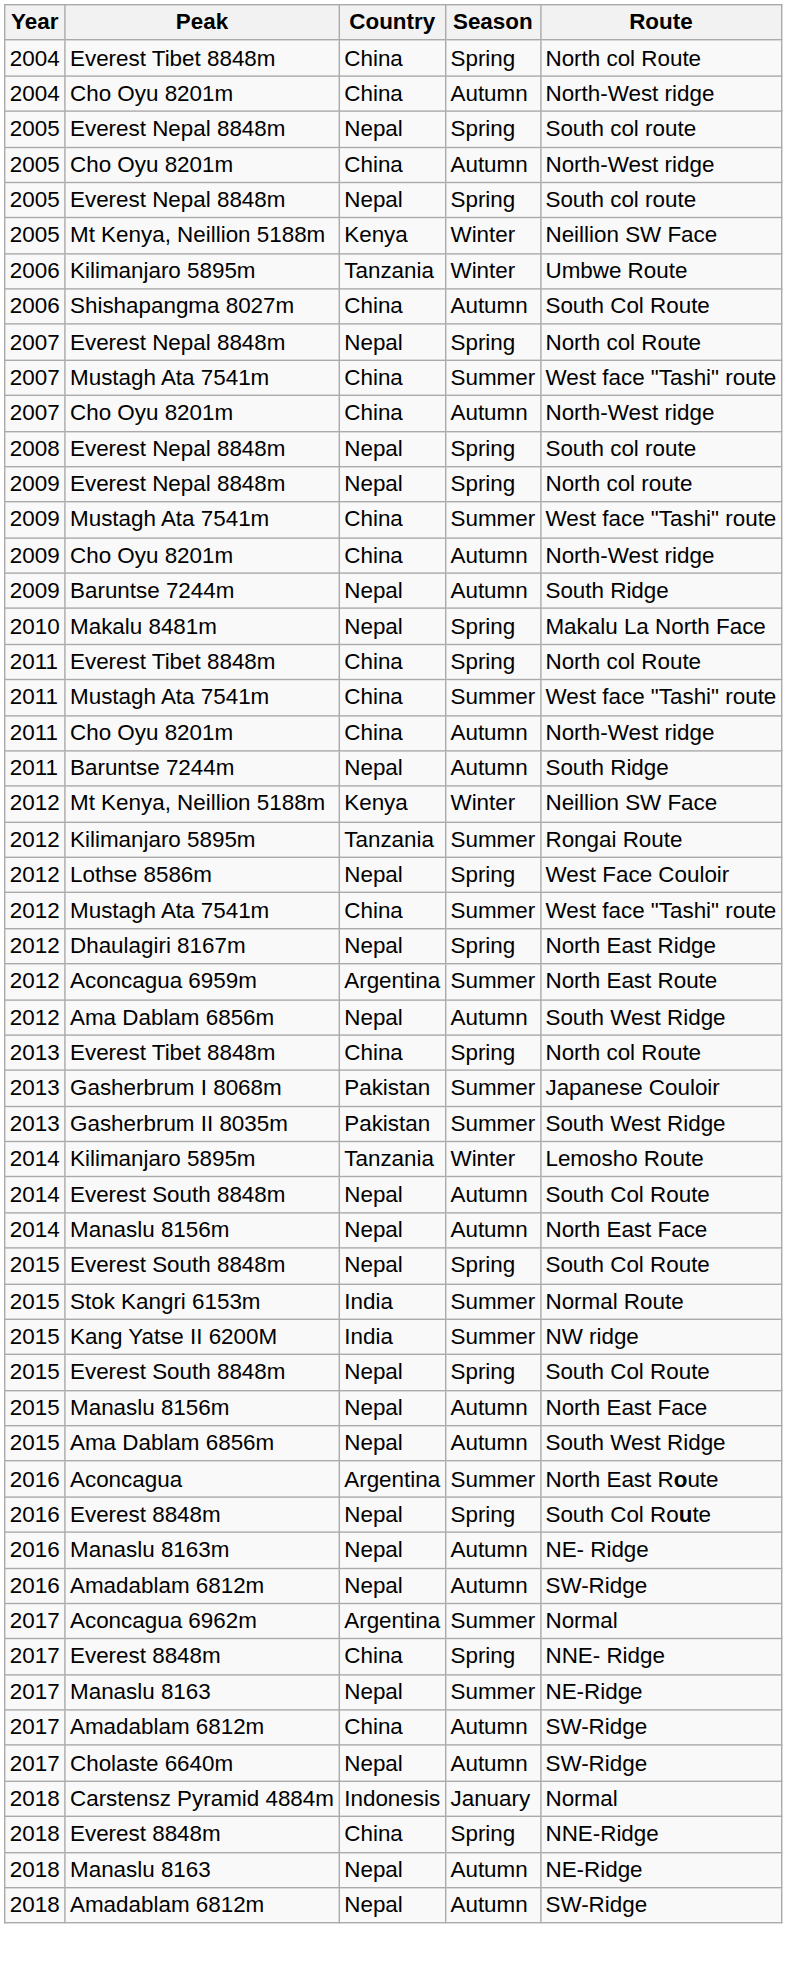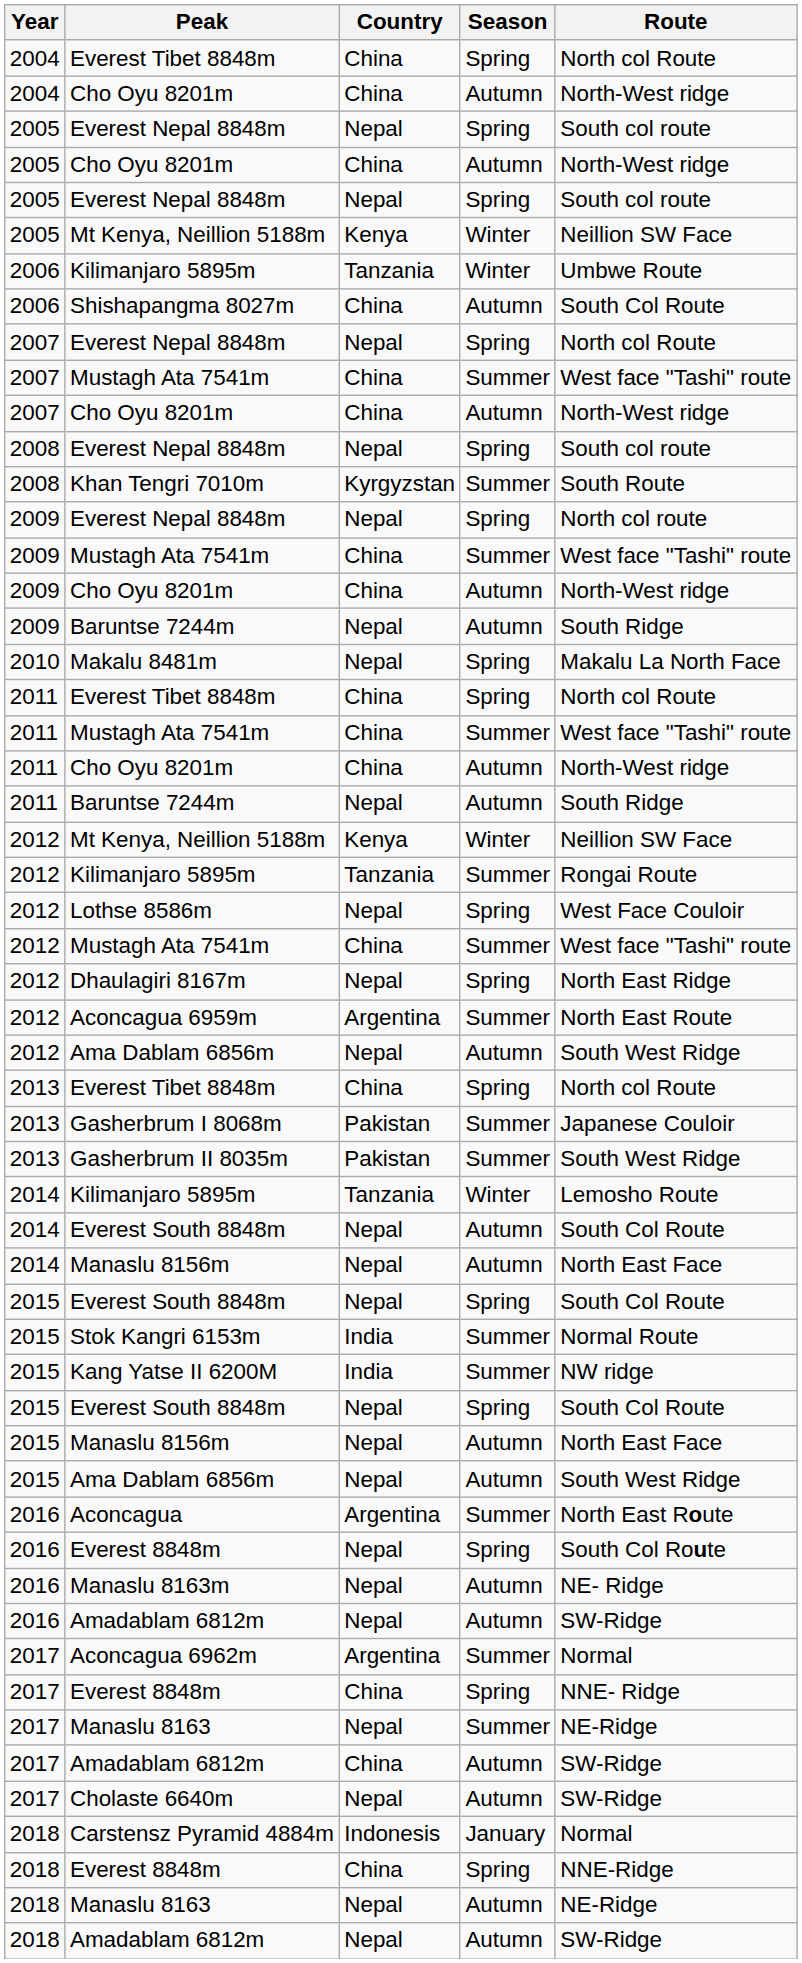+ row: (35, 484)
